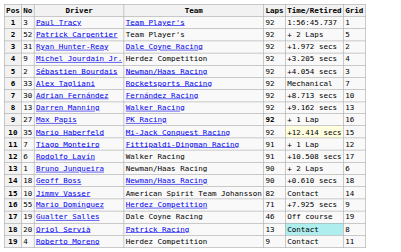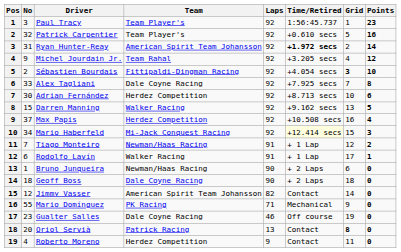+ column: (381, 11)
(28, 35) 52 -> (28, 35) 32
(305, 35) + 2 Laps -> (312, 35) +0.610 secs
(164, 47) Dale Coyne Racing -> (194, 47) American Spirit Team Johansson
(312, 47) normal -> (312, 47) bold
(167, 59) Herdez Competition -> (148, 59) Team Rahal
(167, 72) Newman/Haas Racing -> (182, 72) Fittipaldi-Dingman Racing
(347, 72) normal -> (347, 72) bold
(169, 84) Rocketsports Racing -> (164, 84) Dale Coyne Racing
(310, 84) Mechanical -> (312, 84) +7.925 secs
(162, 96) Fernández Racing -> (167, 96) Herdez Competition
(28, 108) 13 -> (28, 108) 15
(28, 120) 27 -> (28, 120) 37
(146, 120) PK Racing -> (167, 120) Herdez Competition
(270, 120) bold -> (270, 120) normal
(303, 120) + 1 Lap -> (314, 120) +10.508 secs
(28, 132) 35 -> (28, 132) 34
(182, 145) Fittipaldi-Dingman Racing -> (167, 145) Newman/Haas Racing
(314, 157) +10.508 secs -> (303, 157) + 1 Lap
(167, 181) Newman/Haas Racing -> (164, 181) Dale Coyne Racing
(312, 181) +0.610 secs -> (305, 181) + 2 Laps
(28, 193) 10 -> (28, 193) 12
(167, 205) Herdez Competition -> (146, 205) PK Racing
(312, 205) +7.925 secs -> (310, 205) Mechanical
(28, 217) 19 -> (28, 217) 23
(303, 230) paleturquoise background -> (303, 230) no background
(347, 230) normal -> (347, 230) bold
